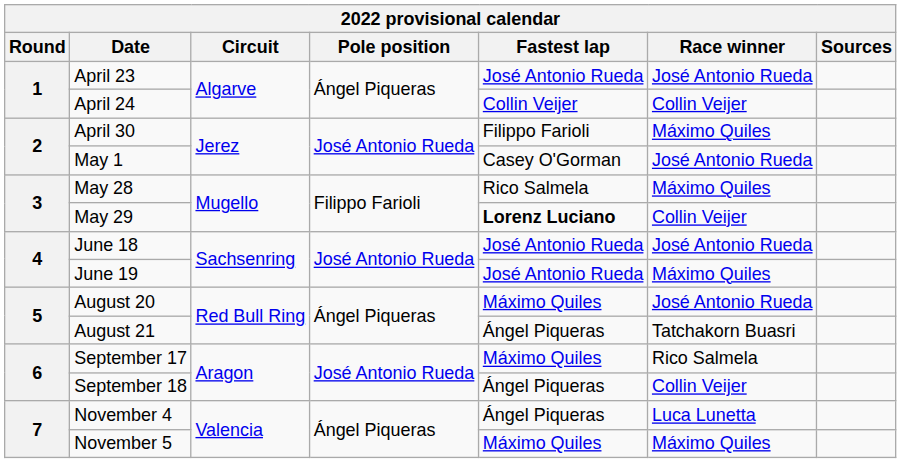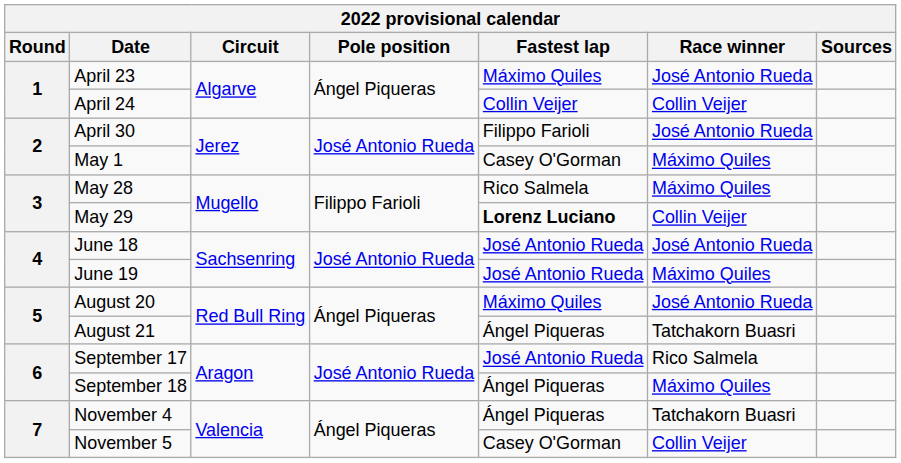(563, 75) José Antonio Rueda -> (542, 75) Máximo Quiles
(711, 132) Máximo Quiles -> (732, 132) José Antonio Rueda
(732, 160) José Antonio Rueda -> (711, 160) Máximo Quiles
(542, 358) Máximo Quiles -> (563, 358) José Antonio Rueda
(699, 386) Collin Veijer -> (711, 386) Máximo Quiles
(704, 415) Luca Lunetta -> (724, 415) Tatchakorn Buasri
(542, 443) Máximo Quiles -> (552, 443) Casey O'Gorman
(711, 443) Máximo Quiles -> (699, 443) Collin Veijer
